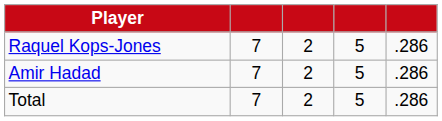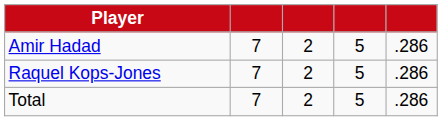rows swapped: (55, 73) <-> (85, 45)
